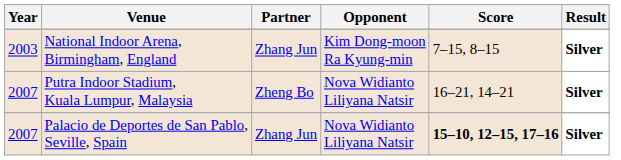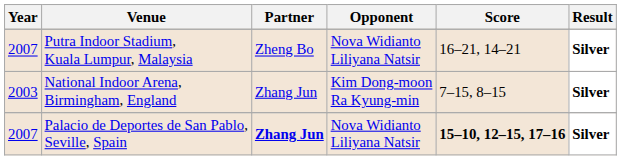rows swapped: (119, 92) <-> (113, 50)
(286, 134) normal -> (289, 134) bold
